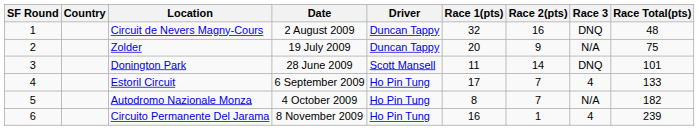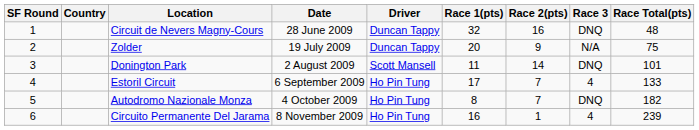(320, 31) 2 August 2009 -> (320, 31) 28 June 2009
(320, 65) 28 June 2009 -> (320, 65) 2 August 2009
(590, 100) N/A -> (590, 100) DNQ
